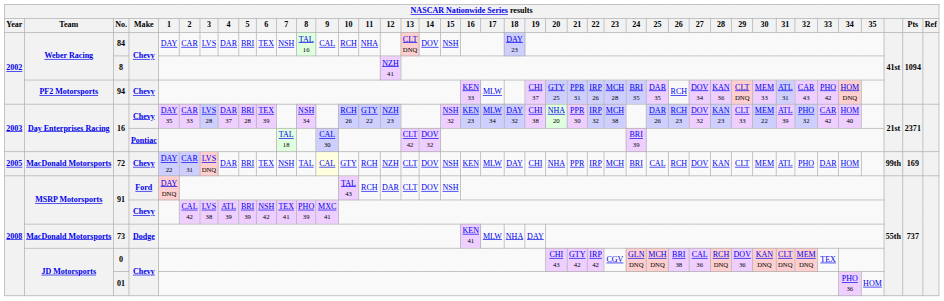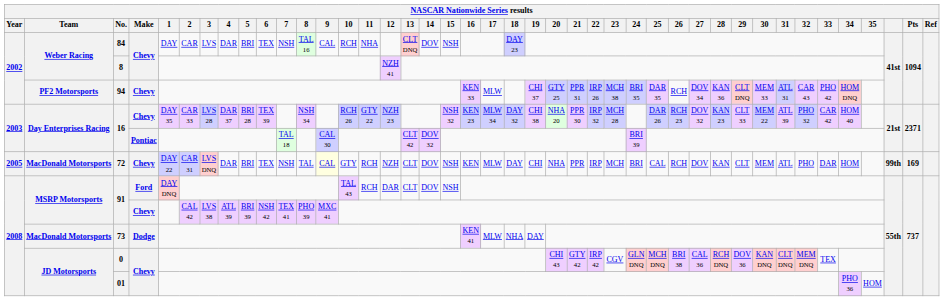(615, 91) MCH 28 -> (615, 91) MCH 38
(615, 115) MCH 38 -> (615, 115) MCH 28
